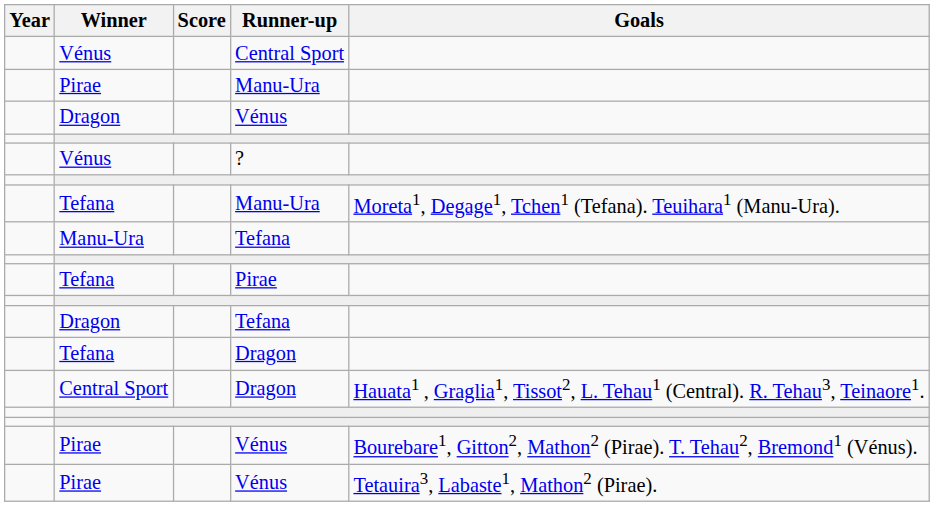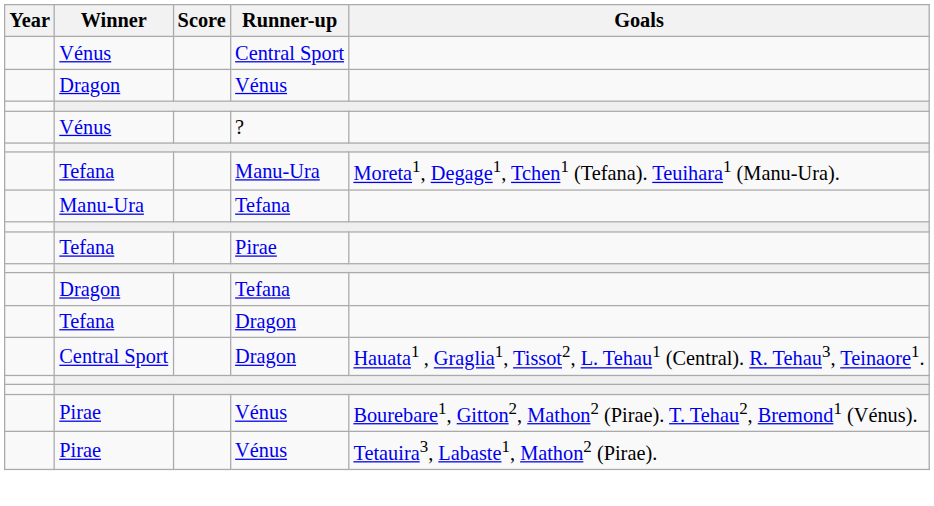- row: (80, 85)
